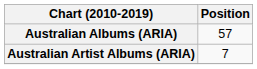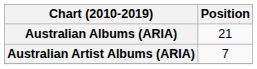(225, 34) 57 -> (225, 34) 21
